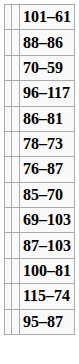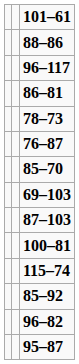- row: (43, 67)
+ row: (43, 296)
+ row: (43, 321)
